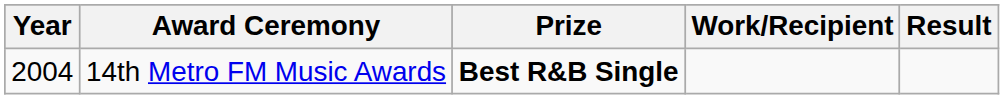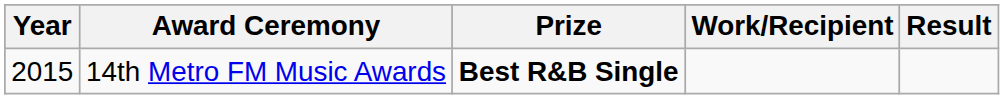(42, 70) 2004 -> (42, 70) 2015
